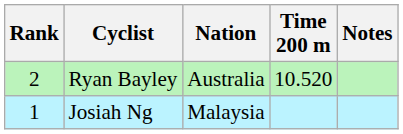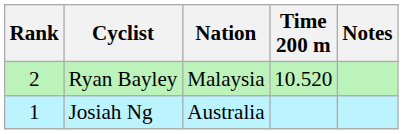(226, 78) Australia -> (226, 78) Malaysia
(226, 111) Malaysia -> (226, 111) Australia
